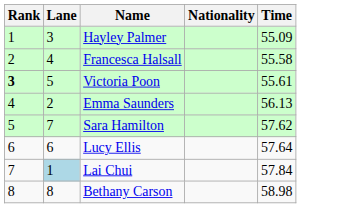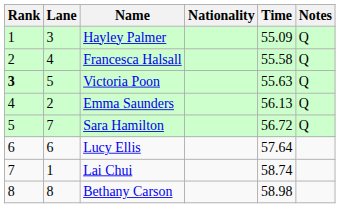+ column: (315, 15)
(277, 81) 55.61 -> (277, 81) 55.63
(277, 125) 57.62 -> (277, 125) 56.72
(50, 170) lightblue background -> (50, 170) no background
(277, 170) 57.84 -> (277, 170) 58.74
